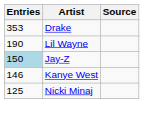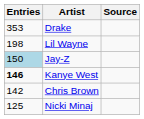(15, 43) 190 -> (15, 43) 198
(15, 75) normal -> (15, 75) bold
+ row: (72, 91)
